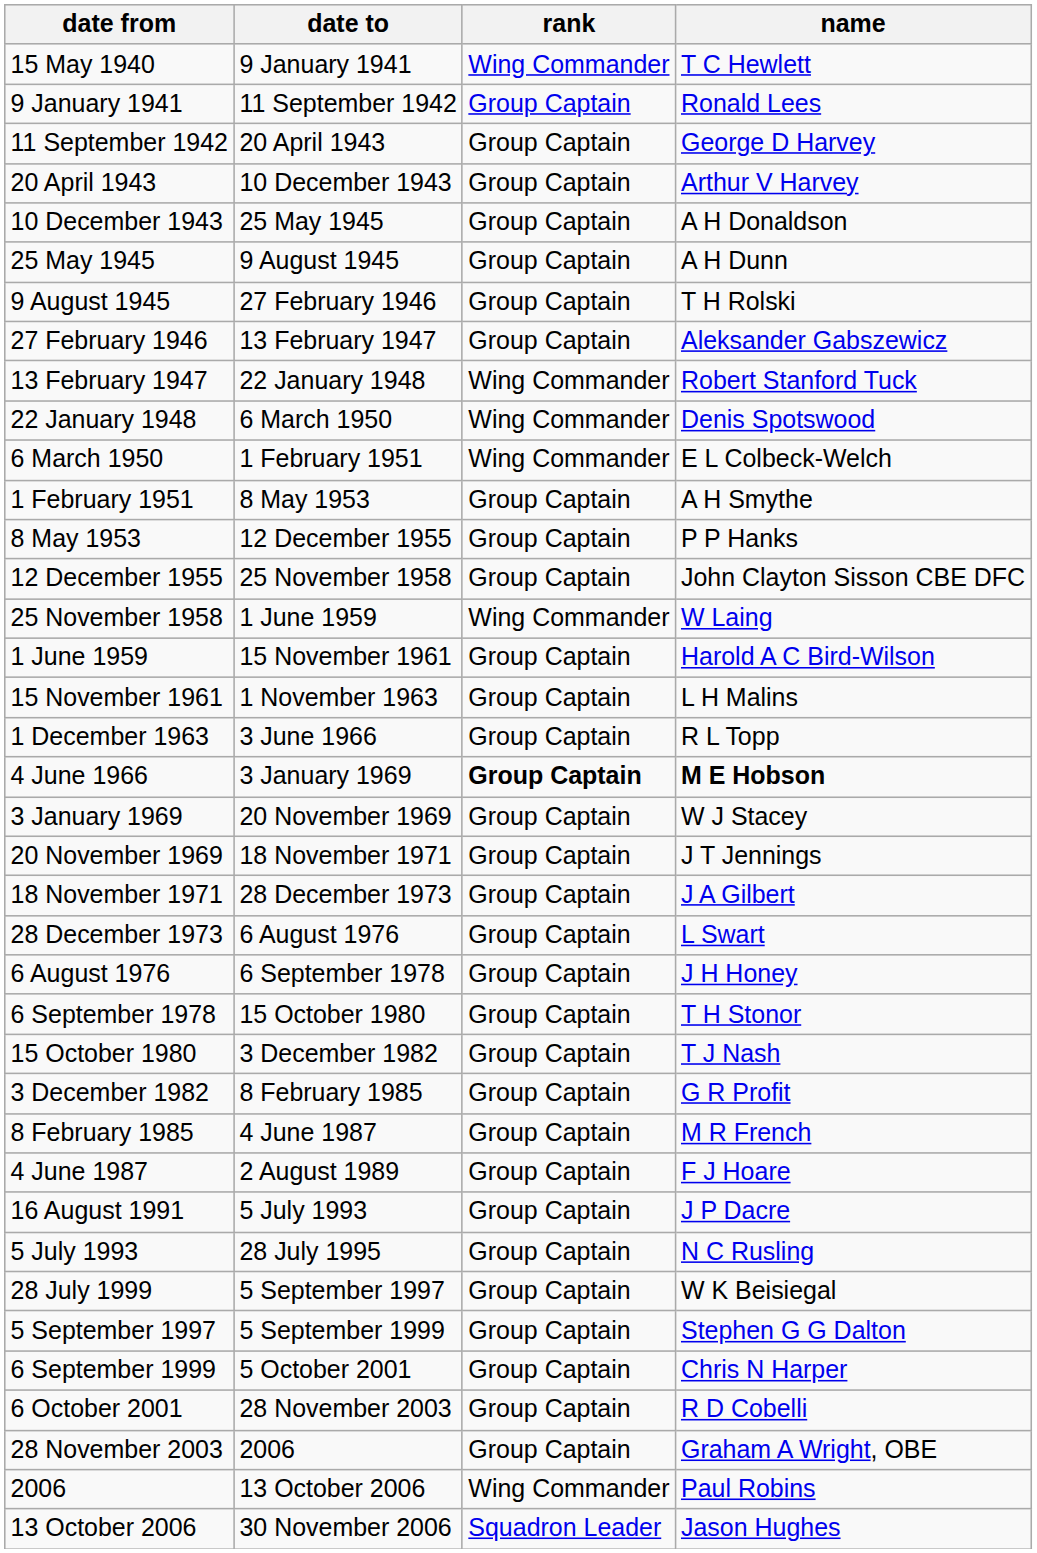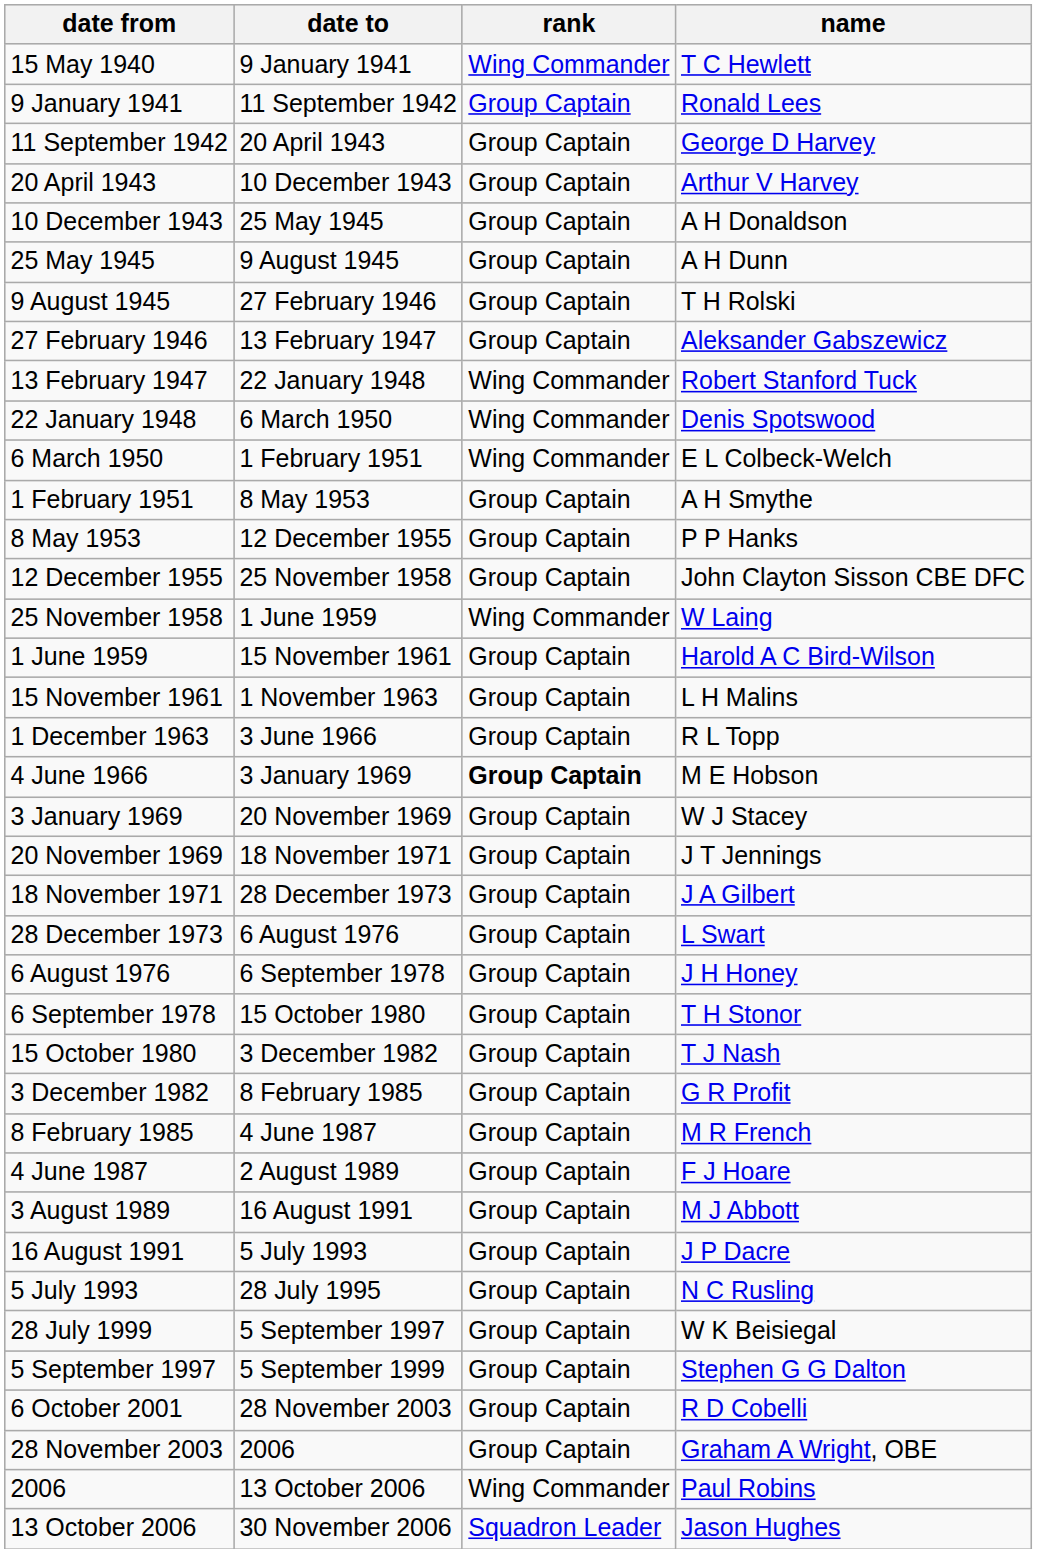(753, 776) bold -> (750, 776) normal
+ row: (90, 1211)
- row: (113, 1370)
